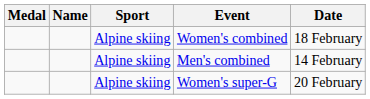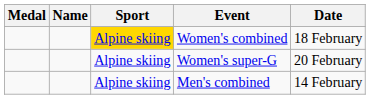(132, 37) no background -> (132, 37) gold background
rows swapped: (223, 60) <-> (227, 82)
